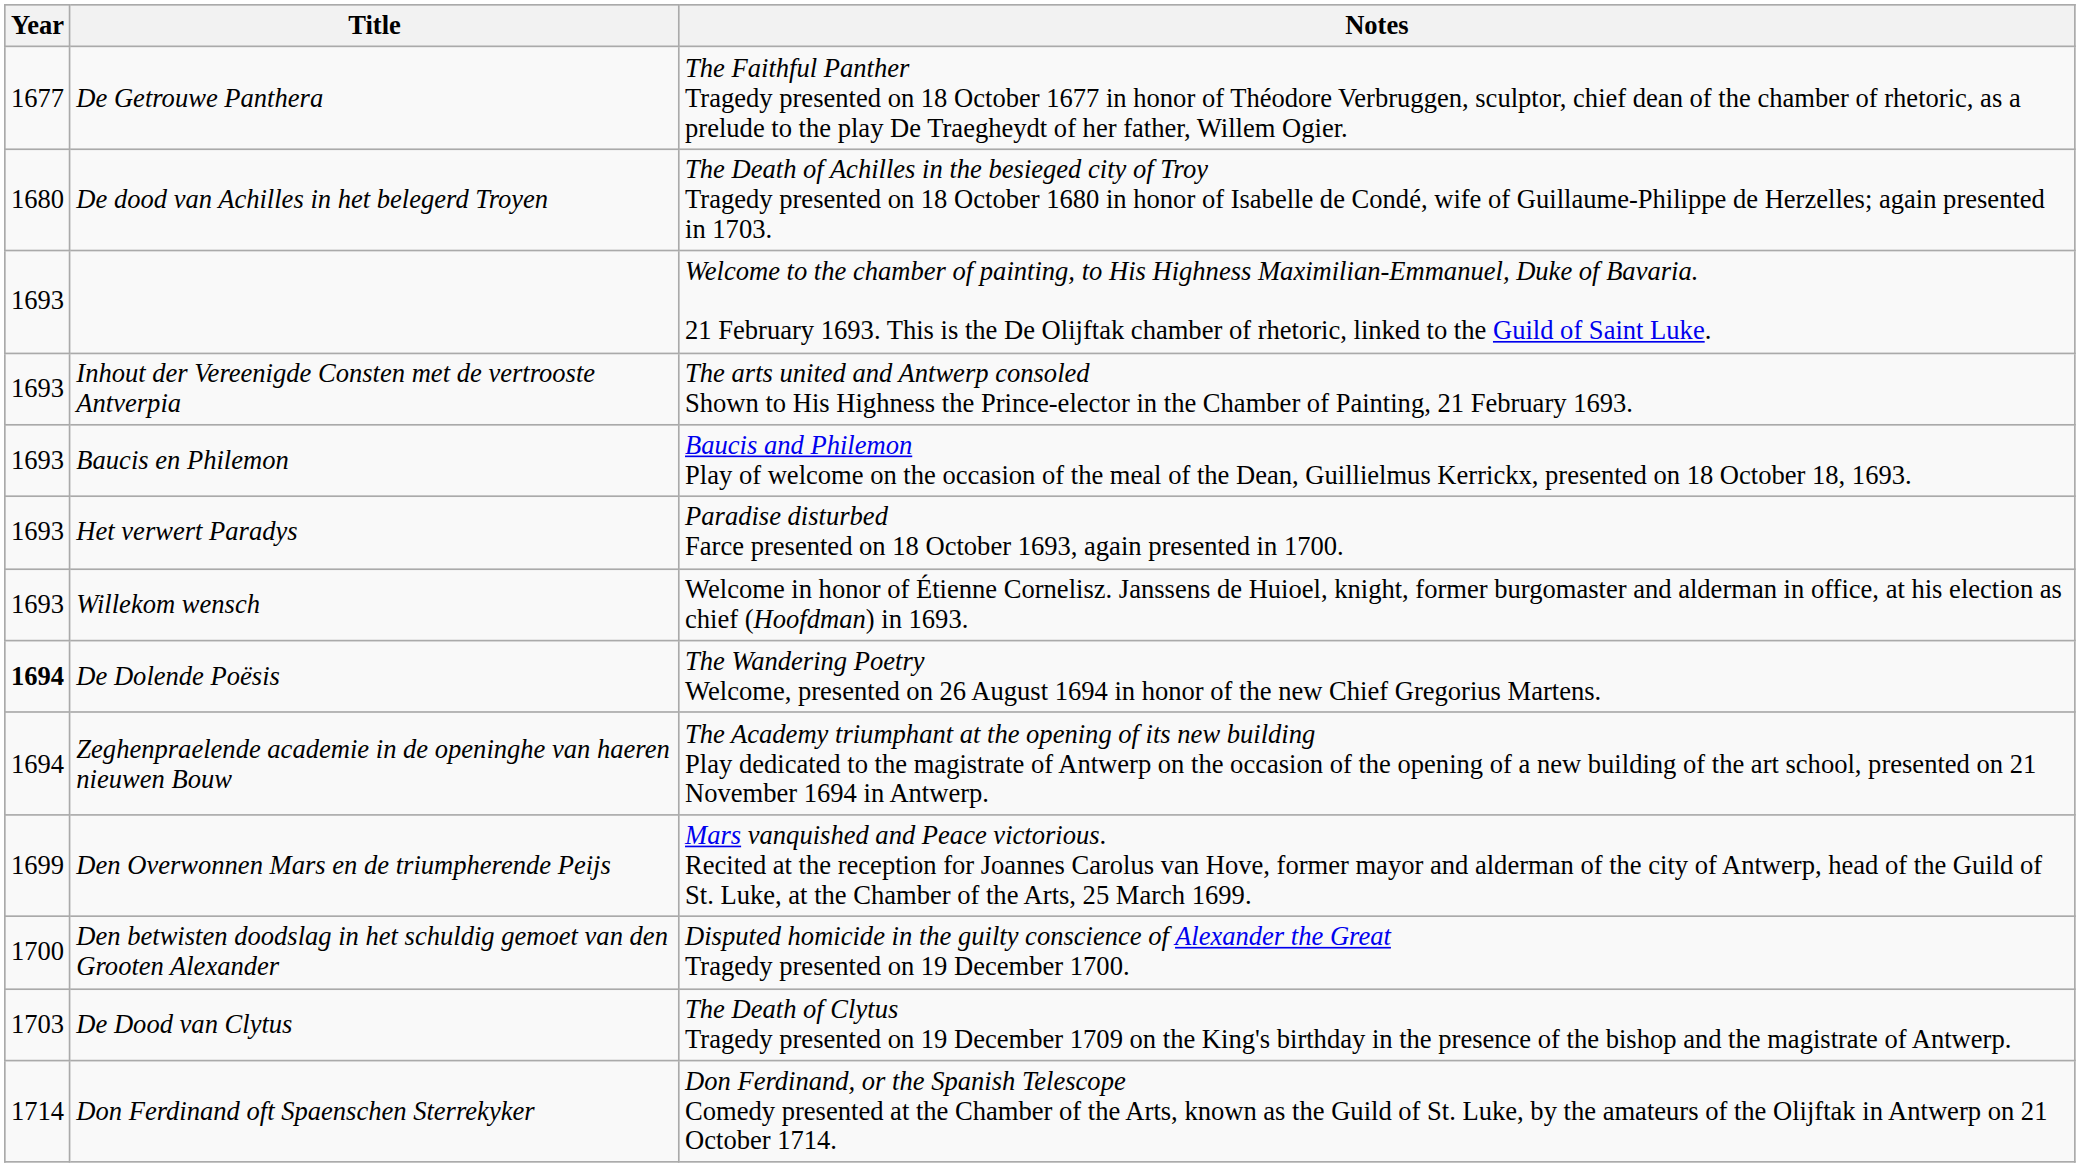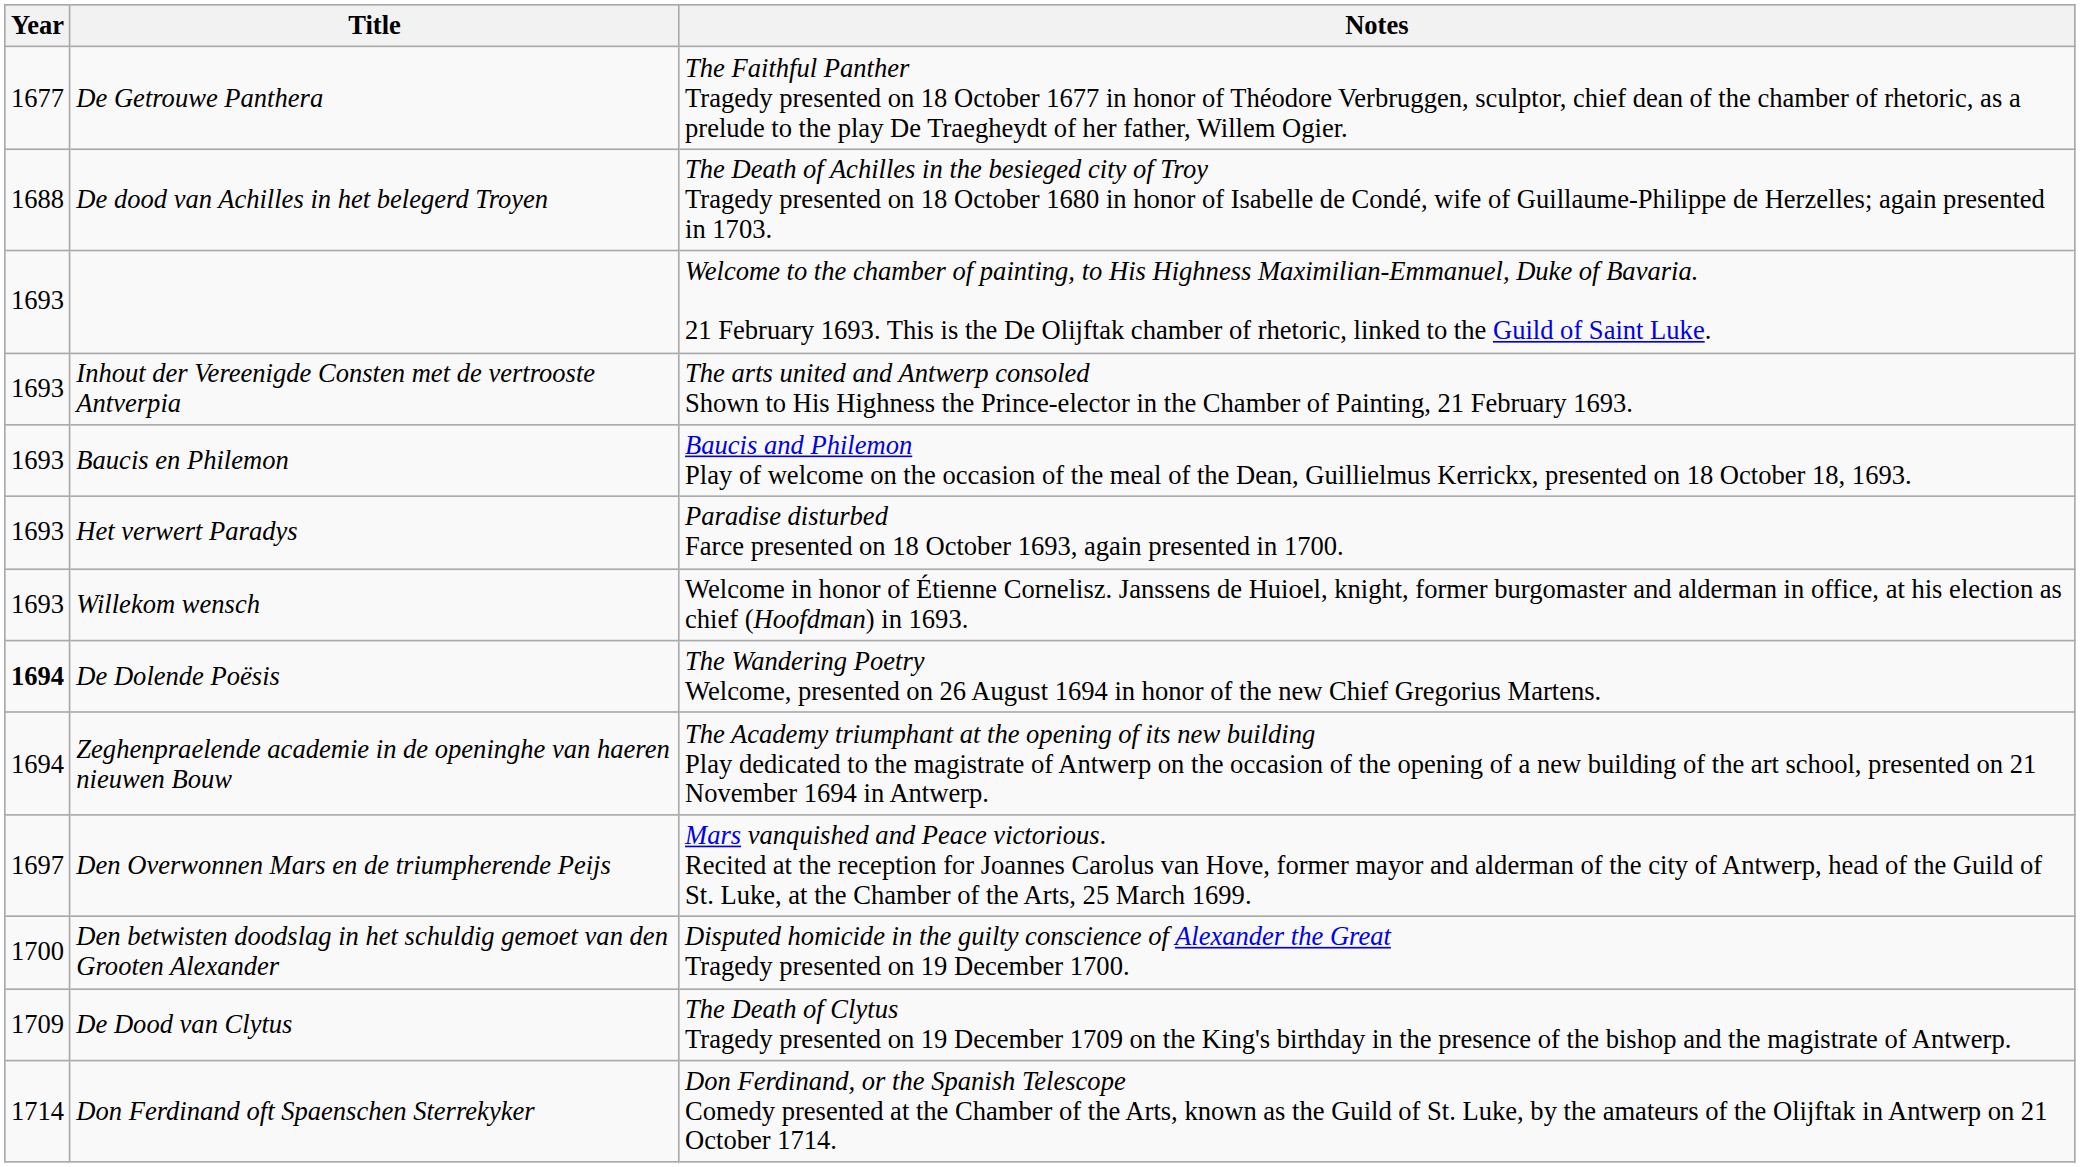(38, 199) 1680 -> (38, 199) 1688
(38, 865) 1699 -> (38, 865) 1697
(38, 1024) 1703 -> (38, 1024) 1709
